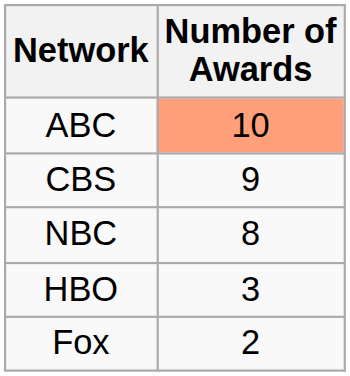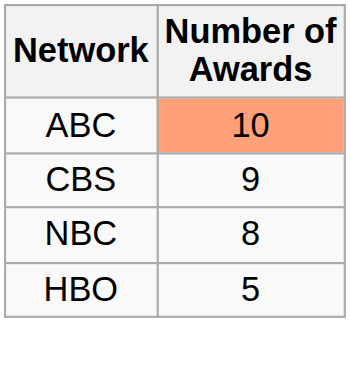(251, 288) 3 -> (251, 288) 5
- row: (81, 343)
